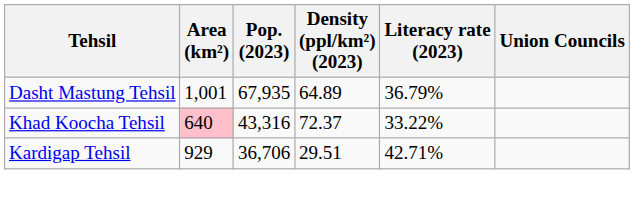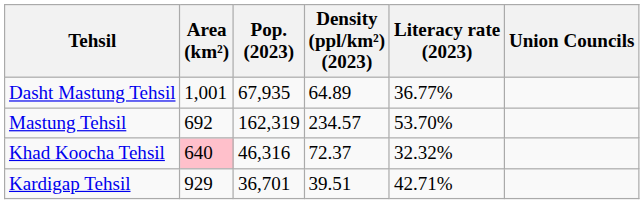(414, 92) 36.79% -> (423, 92) 36.77%
+ row: (68, 122)
(264, 122) 43,316 -> (264, 153) 46,316
(414, 122) 33.22% -> (423, 153) 32.32%
(264, 153) 36,706 -> (264, 183) 36,701
(320, 153) 29.51 -> (330, 183) 39.51
